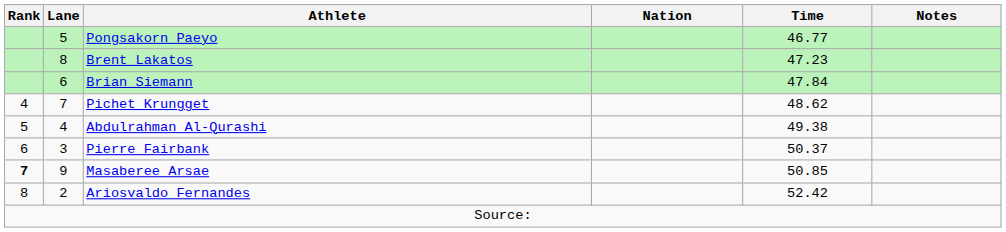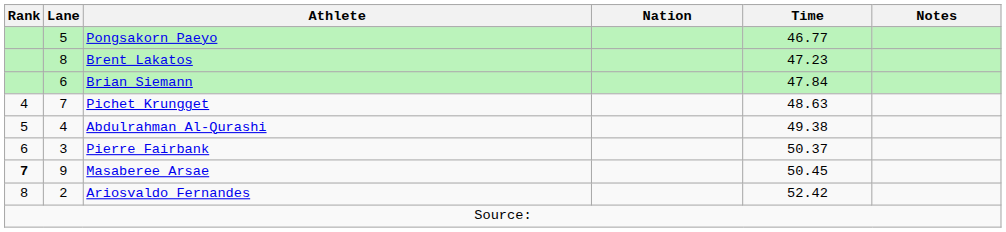(808, 105) 48.62 -> (808, 105) 48.63
(808, 171) 50.85 -> (808, 171) 50.45
